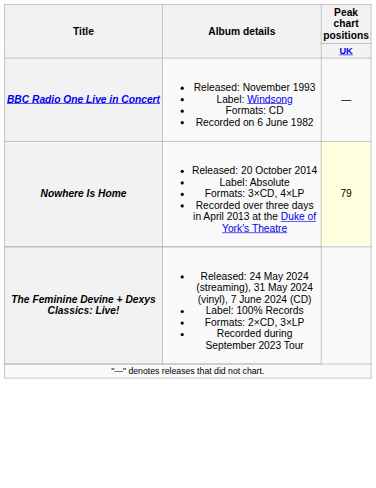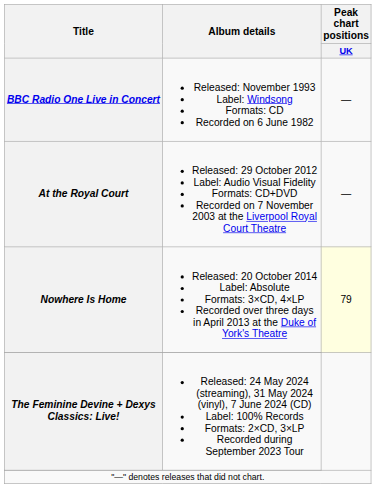+ row: (83, 194)
